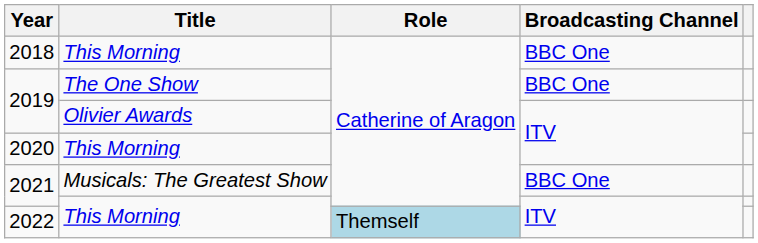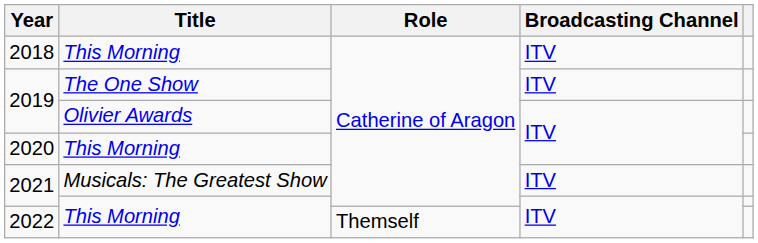(567, 52) BBC One -> (540, 52) ITV
(567, 84) BBC One -> (540, 84) ITV
(567, 180) BBC One -> (540, 180) ITV
(377, 221) lightblue background -> (377, 221) no background
